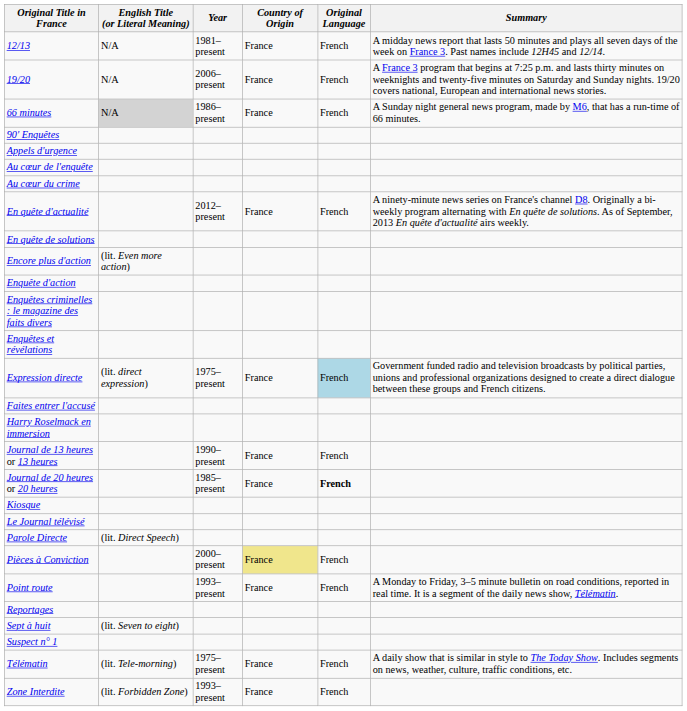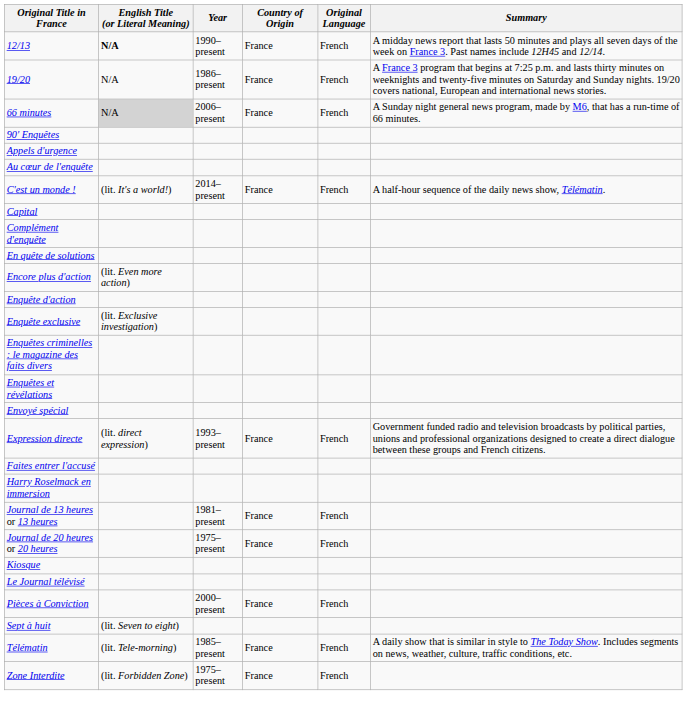(110, 46) normal -> (110, 46) bold
(210, 46) 1981–present -> (210, 46) 1990–present
(210, 79) 2006–present -> (210, 79) 1986–present
(210, 113) 1986–present -> (210, 113) 2006–present
- row: (43, 183)
+ row: (41, 189)
+ row: (22, 211)
+ row: (33, 233)
- row: (48, 211)
+ row: (43, 321)
+ row: (38, 410)
(210, 378) 1975–present -> (210, 438) 1993–present
(334, 378) lightblue background -> (334, 438) no background
(210, 455) 1990–present -> (210, 515) 1981–present
(210, 483) 1985–present -> (210, 543) 1975–present
(336, 483) bold -> (334, 543) normal
- row: (37, 537)
(259, 559) khaki background -> (259, 603) no background
- row: (30, 587)
- row: (30, 609)
- row: (32, 642)
(210, 664) 1975–present -> (210, 647) 1985–present
(210, 691) 1993–present -> (210, 675) 1975–present
